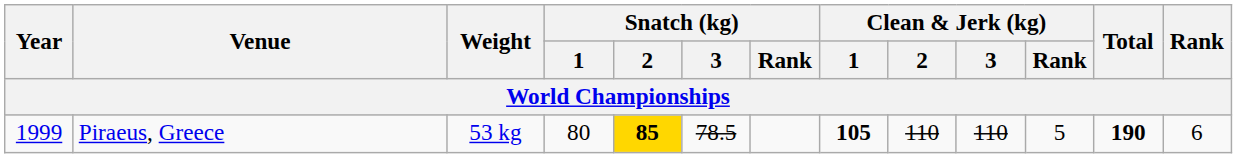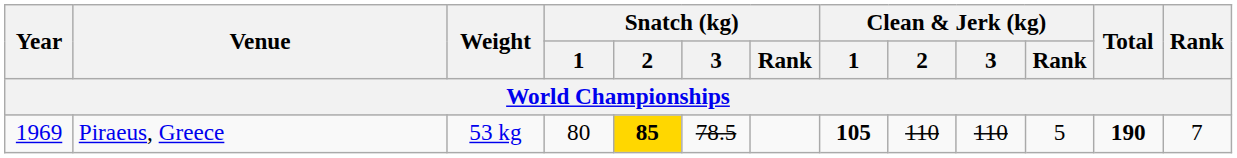(39, 133) 1999 -> (39, 133) 1969
(1197, 133) 6 -> (1197, 133) 7
